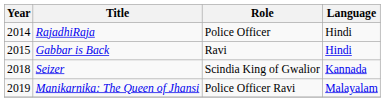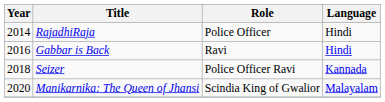(19, 50) 2015 -> (19, 50) 2016
(262, 69) Scindia King of Gwalior -> (250, 69) Police Officer Ravi
(19, 87) 2019 -> (19, 87) 2020
(250, 87) Police Officer Ravi -> (262, 87) Scindia King of Gwalior
